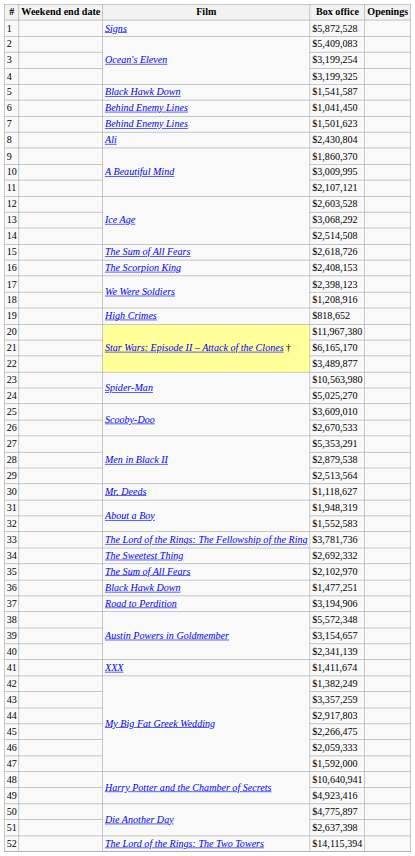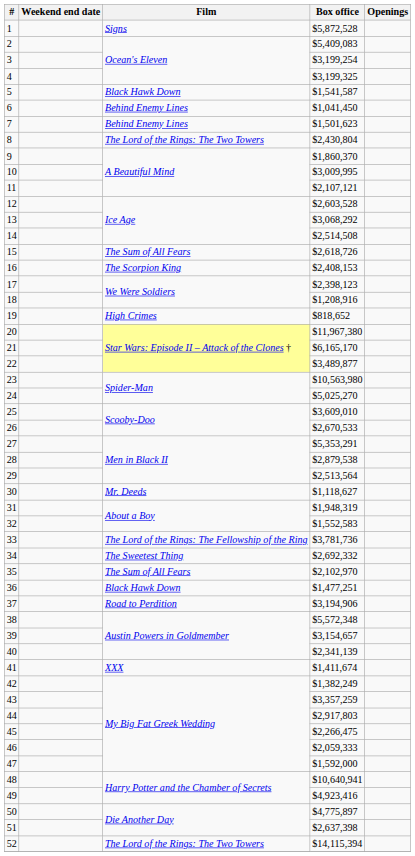(111, 140) Ali -> (184, 140) The Lord of the Rings: The Two Towers
